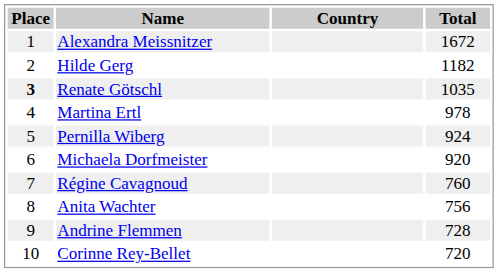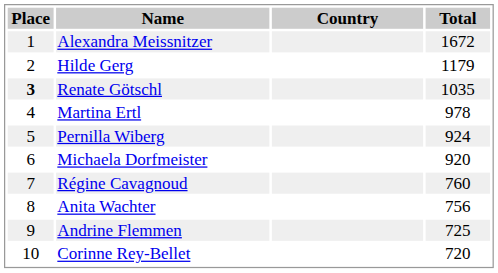(458, 65) 1182 -> (458, 65) 1179
(458, 230) 728 -> (458, 230) 725
